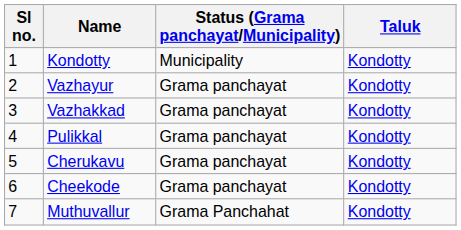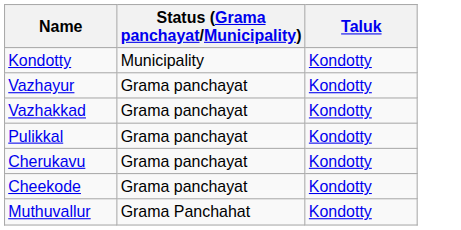- column: (24, 26)
